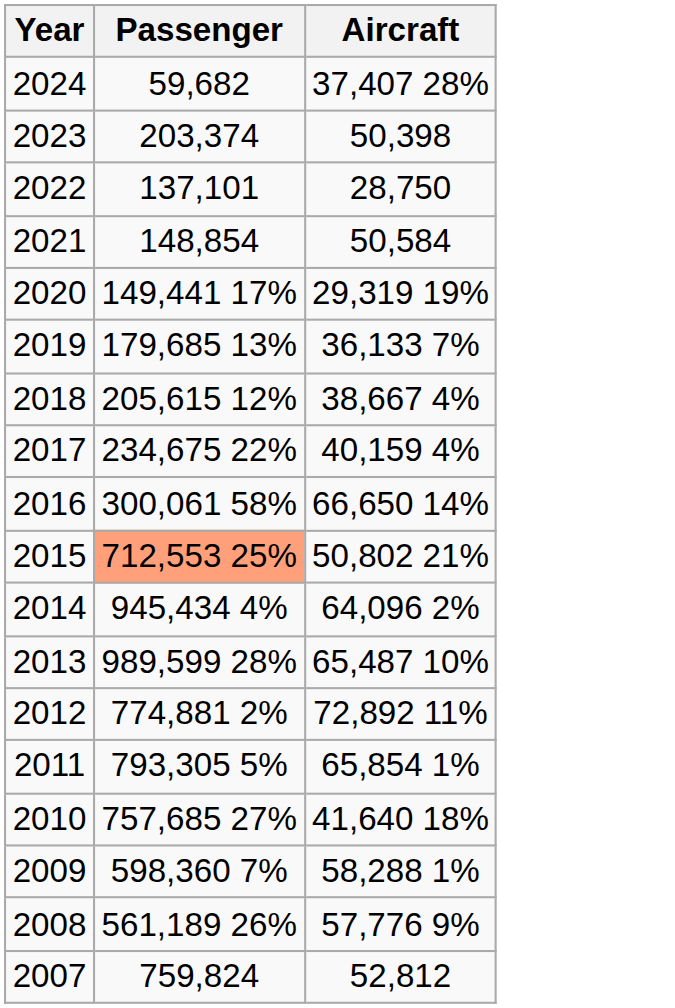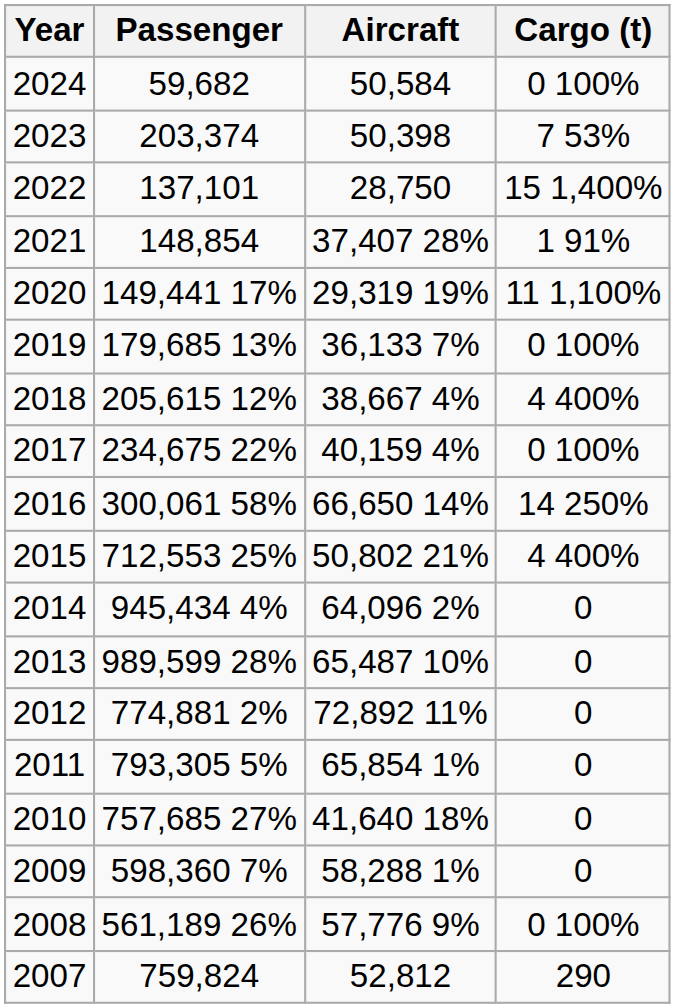+ column: (583, 30)
(401, 83) 37,407 28% -> (401, 83) 50,584
(401, 240) 50,584 -> (401, 240) 37,407 28%
(199, 556) lightsalmon background -> (199, 556) no background
